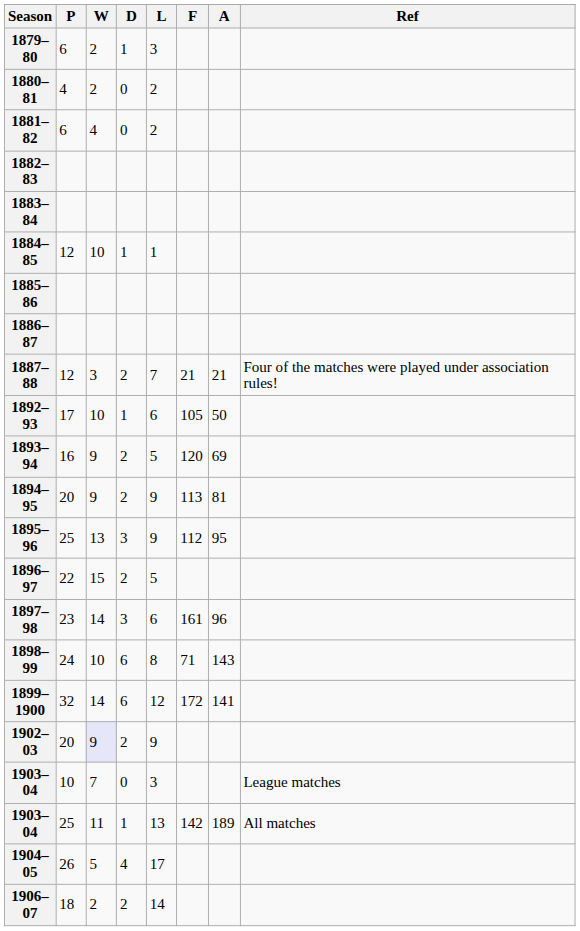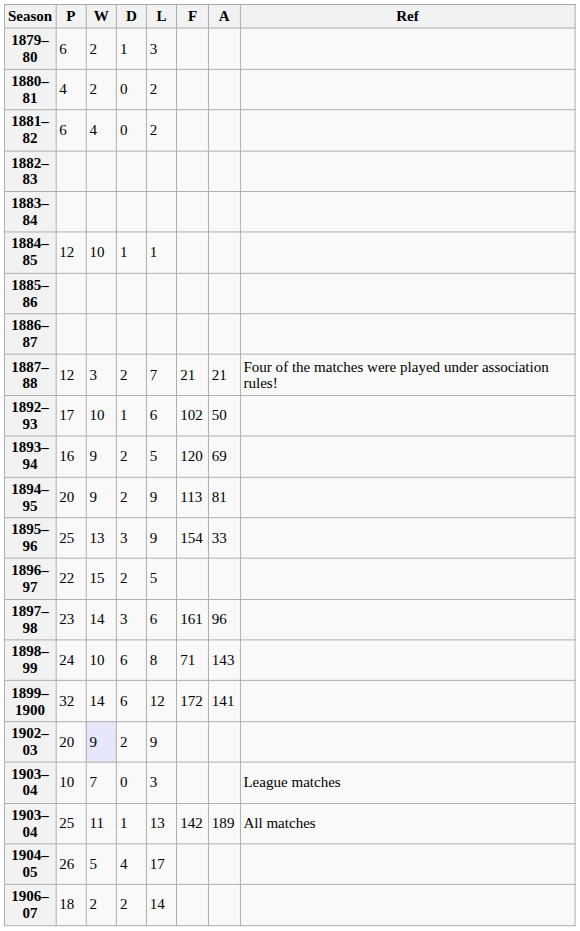(192, 415) 105 -> (192, 415) 102
(191, 538) 112 -> (192, 538) 154
(219, 538) 95 -> (219, 538) 33
